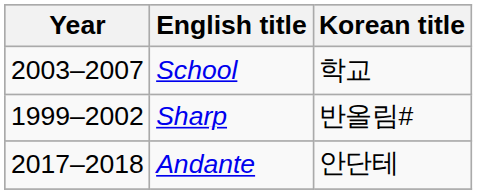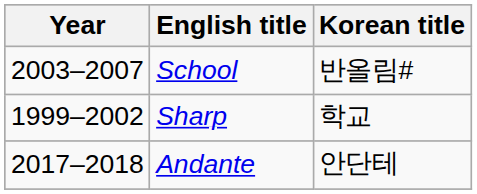(345, 69) 학교 -> (366, 69) 반올림#
(366, 116) 반올림# -> (345, 116) 학교
